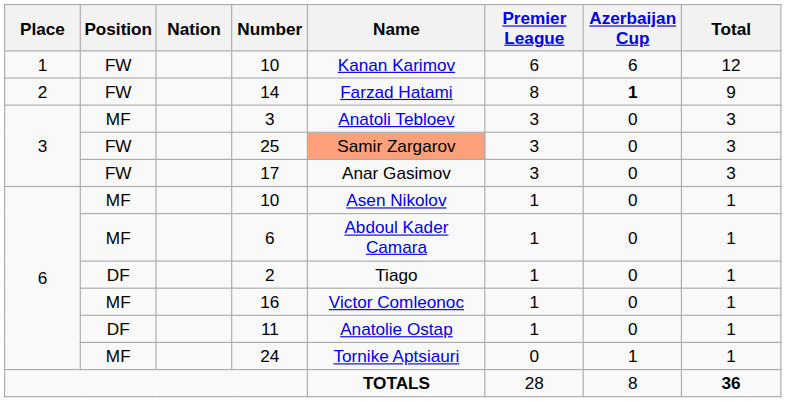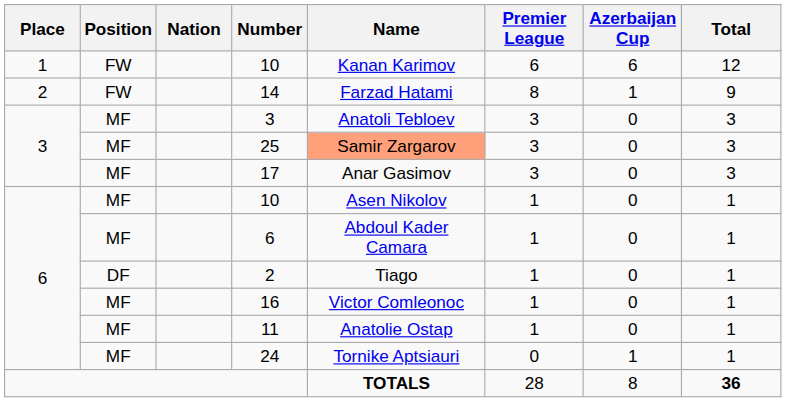(633, 92) bold -> (633, 92) normal
(118, 146) FW -> (118, 146) MF
(118, 174) FW -> (118, 174) MF
(118, 329) DF -> (118, 329) MF
